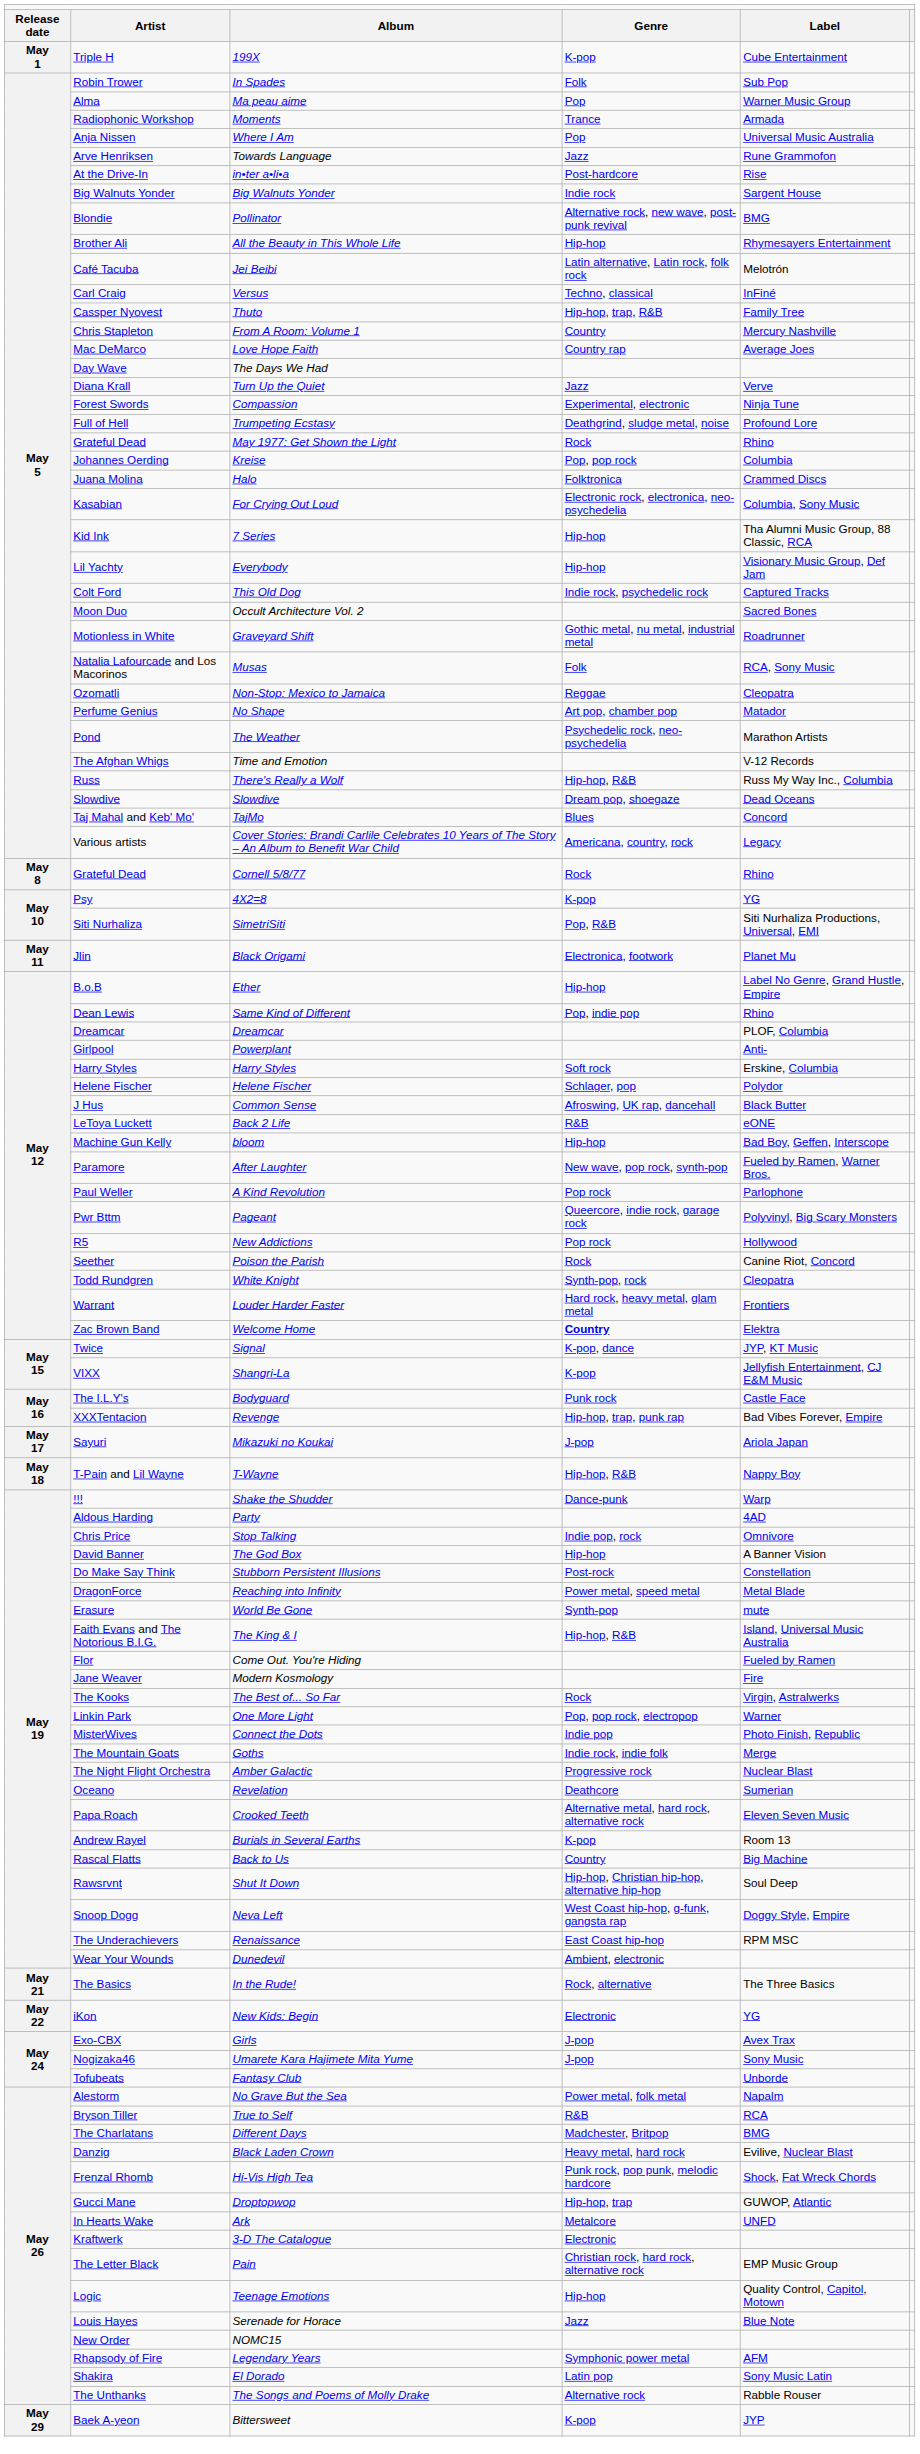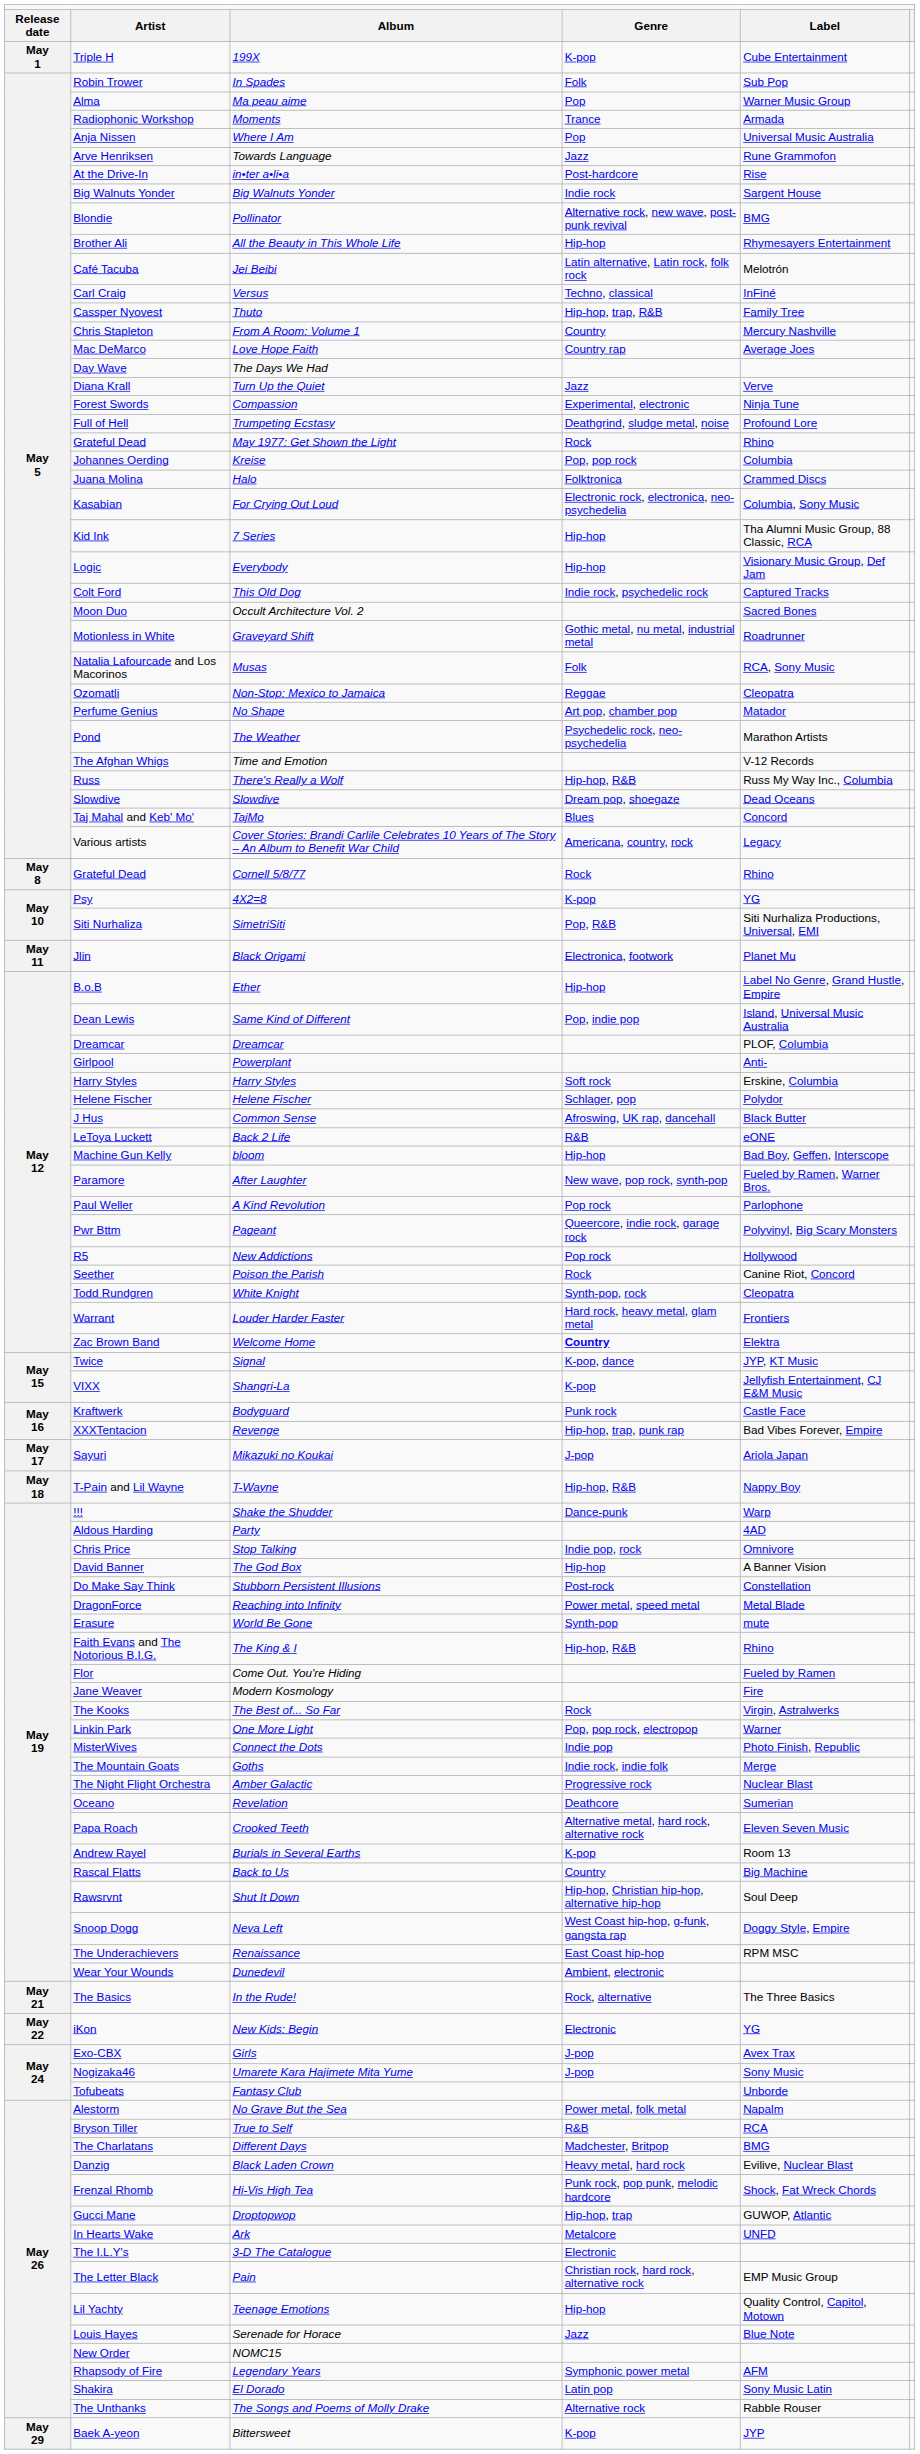(98, 567) Lil Yachty -> (87, 567) Logic
(758, 1012) Rhino -> (803, 1019) Island, Universal Music Australia
(101, 1398) The I.L.Y's -> (98, 1411) Kraftwerk
(803, 1635) Island, Universal Music Australia -> (758, 1648) Rhino
(98, 2239) Kraftwerk -> (101, 2252) The I.L.Y's
(87, 2296) Logic -> (98, 2309) Lil Yachty
